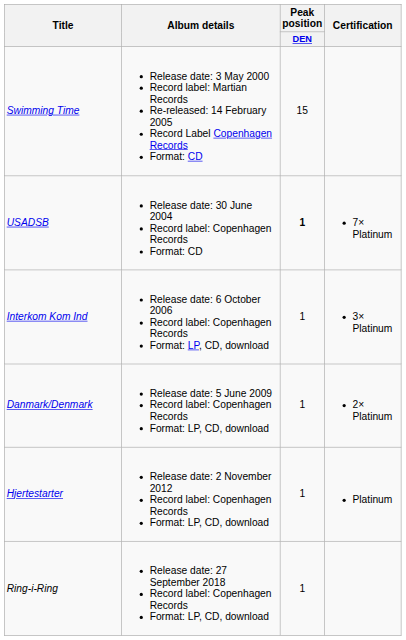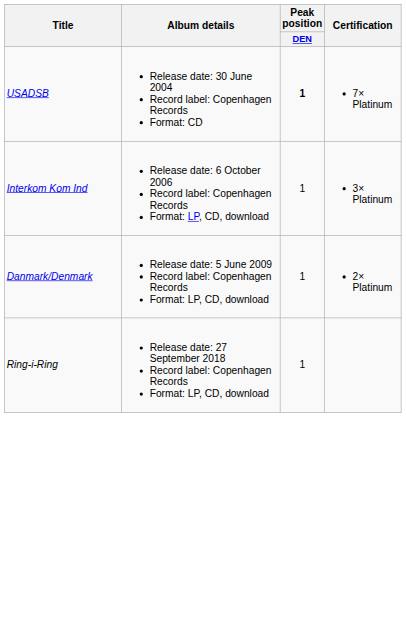- row: (43, 111)
- row: (35, 494)
